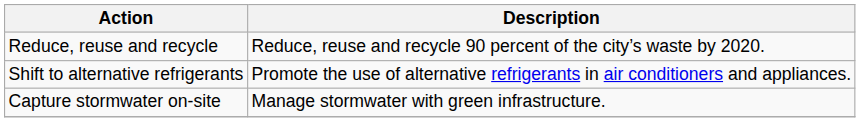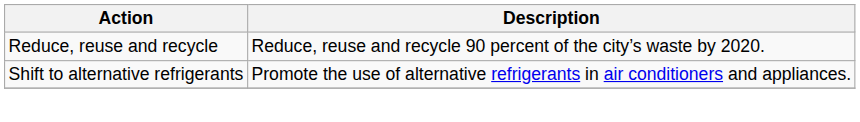- row: (115, 102)
